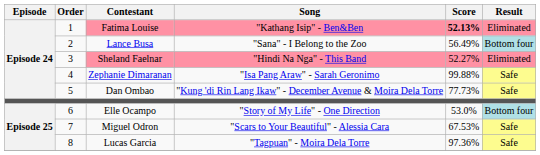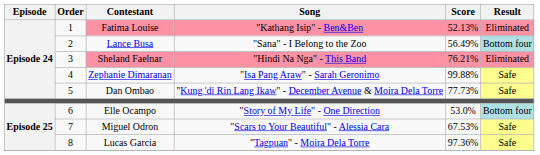(464, 28) bold -> (463, 28) normal
(464, 59) 52.27% -> (463, 59) 76.21%
